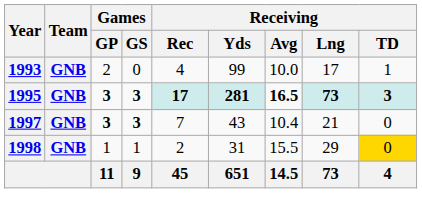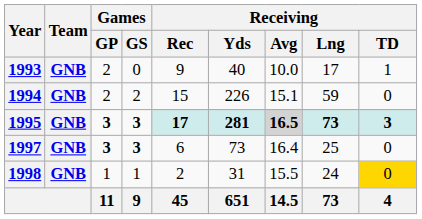(180, 69) 4 -> (180, 69) 9
(237, 69) 99 -> (237, 69) 40
+ row: (25, 95)
(284, 95) no background -> (284, 122) lightgrey background
(180, 122) 7 -> (180, 148) 6
(237, 122) 43 -> (237, 148) 73
(284, 122) 10.4 -> (284, 148) 16.4
(331, 122) 21 -> (331, 148) 25
(331, 148) 29 -> (331, 174) 24
